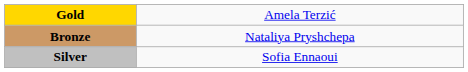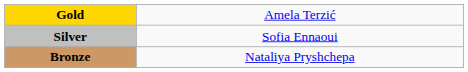rows swapped: (70, 57) <-> (70, 36)
